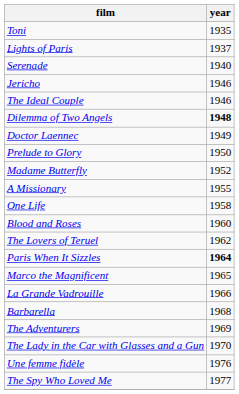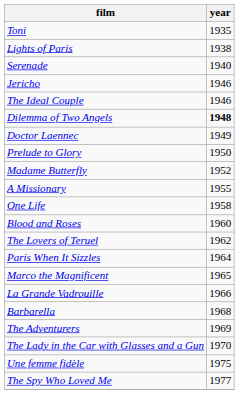(220, 48) 1937 -> (220, 48) 1938
(220, 258) bold -> (220, 258) normal
(220, 363) 1976 -> (220, 363) 1975
